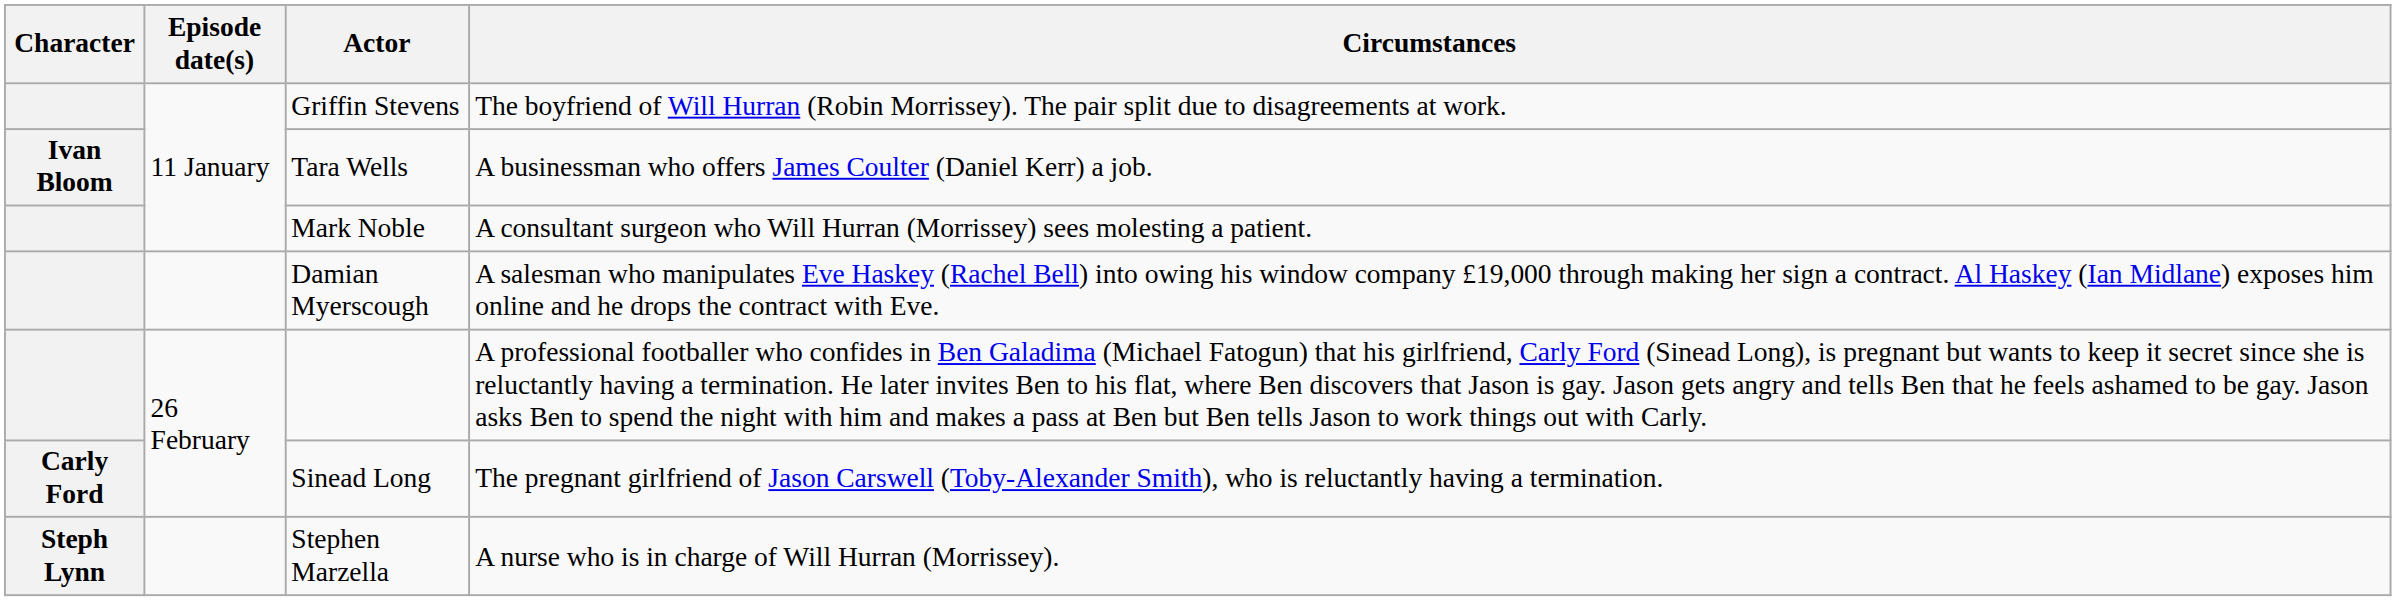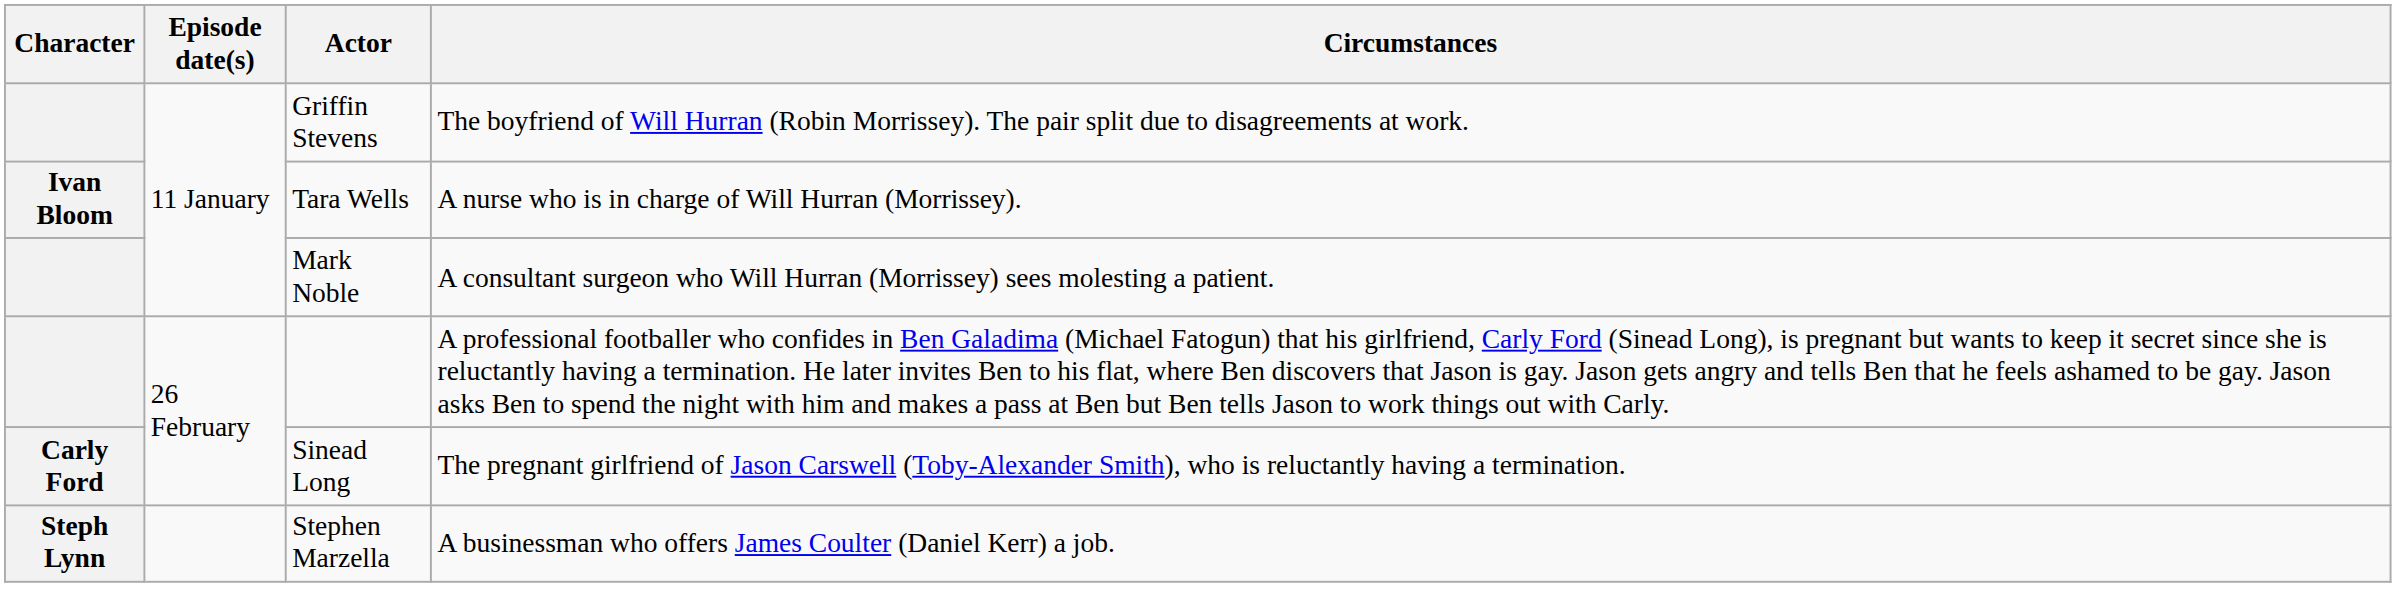(814, 167) A businessman who offers James Coulter (Daniel Kerr) a job. -> (730, 199) A nurse who is in charge of Will Hurran (Morrissey).
- row: (360, 290)
(767, 556) A nurse who is in charge of Will Hurran (Morrissey). -> (776, 543) A businessman who offers James Coulter (Daniel Kerr) a job.
